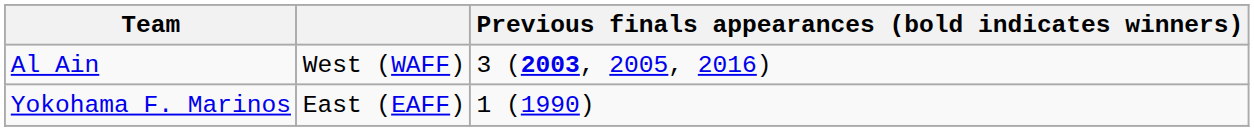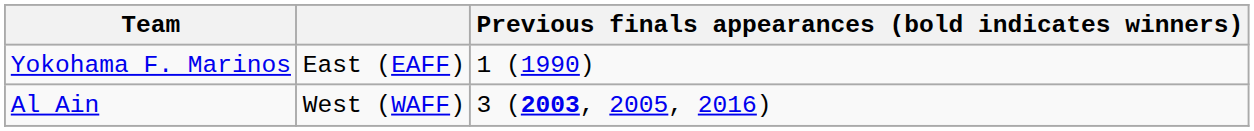rows swapped: (151, 105) <-> (55, 65)
